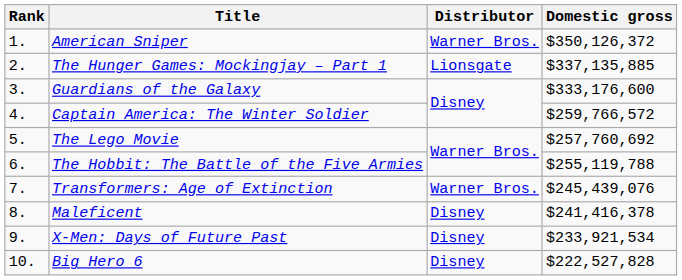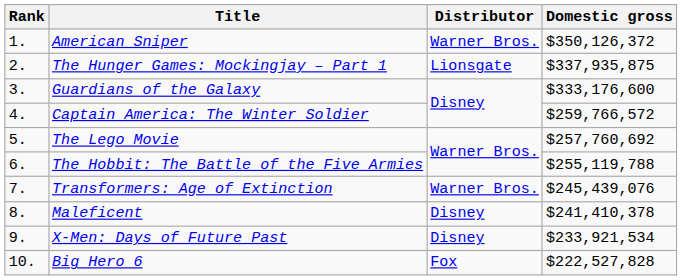(600, 66) $337,135,885 -> (600, 66) $337,935,875
(600, 213) $241,416,378 -> (600, 213) $241,410,378
(457, 263) Disney -> (444, 263) Fox
